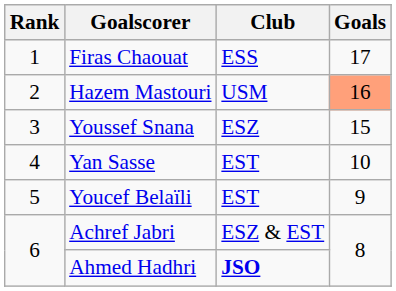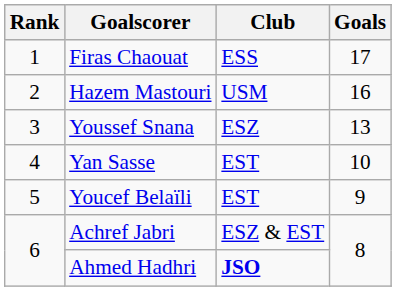(360, 92) lightsalmon background -> (360, 92) no background
(360, 127) 15 -> (360, 127) 13
